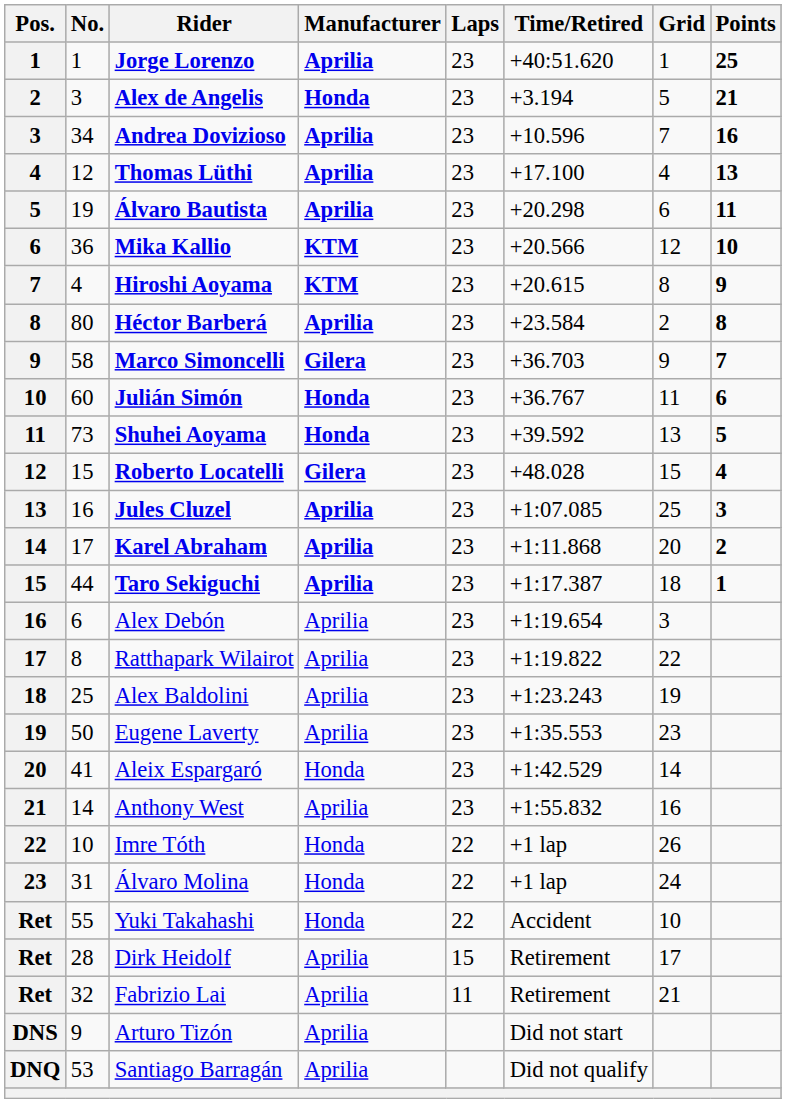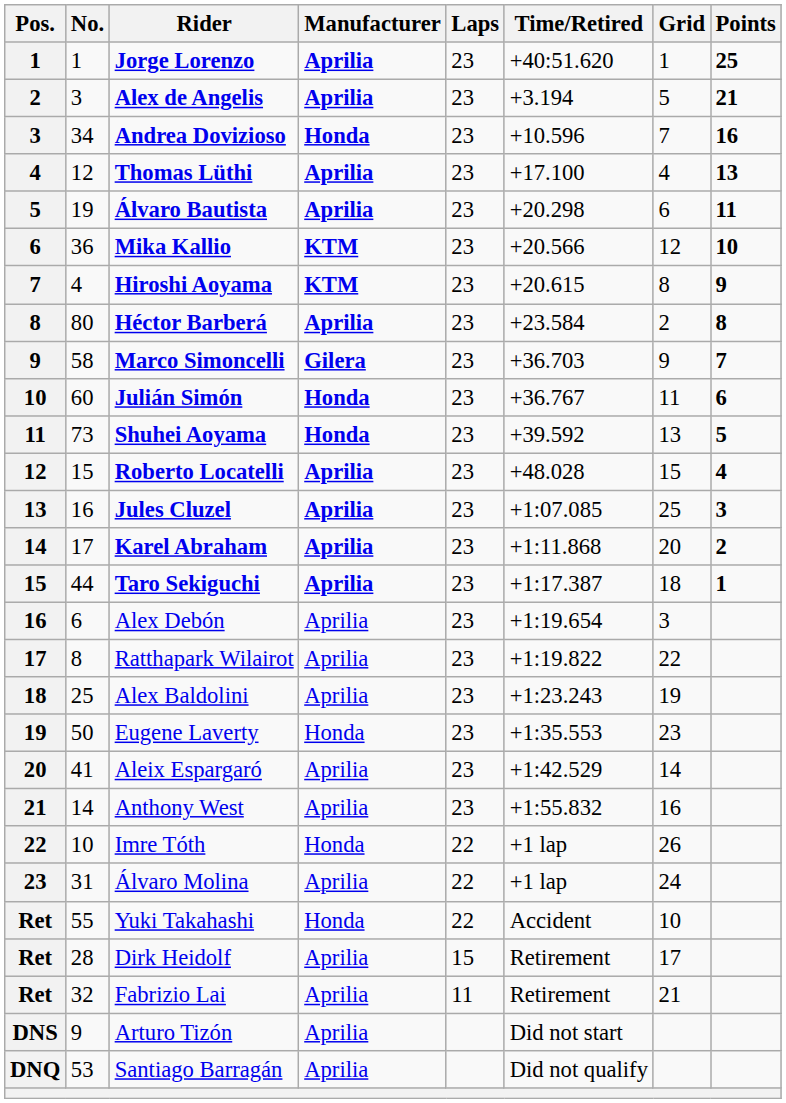(337, 98) Honda -> (339, 98) Aprilia
(339, 135) Aprilia -> (337, 135) Honda
(335, 471) Gilera -> (339, 471) Aprilia
(336, 732) Aprilia -> (334, 732) Honda
(334, 770) Honda -> (336, 770) Aprilia
(334, 882) Honda -> (336, 882) Aprilia
